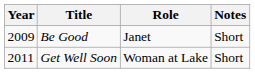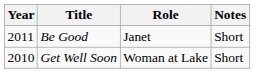(21, 36) 2009 -> (21, 36) 2011
(21, 57) 2011 -> (21, 57) 2010
